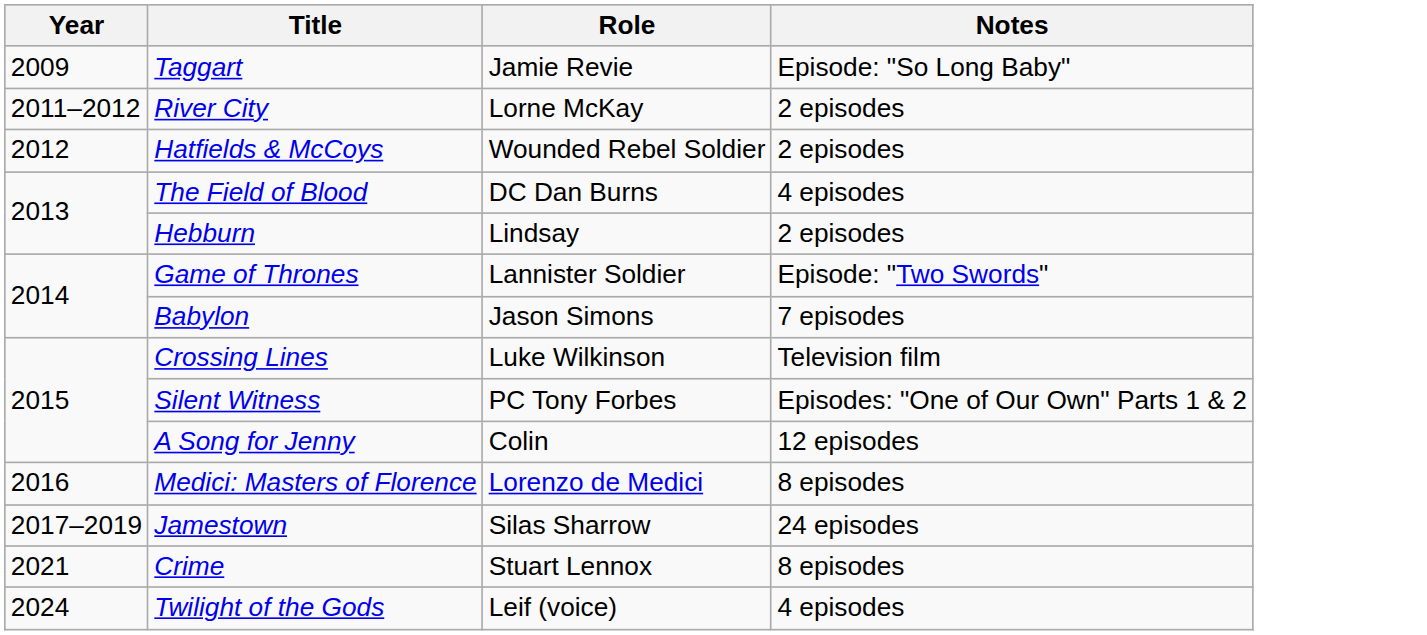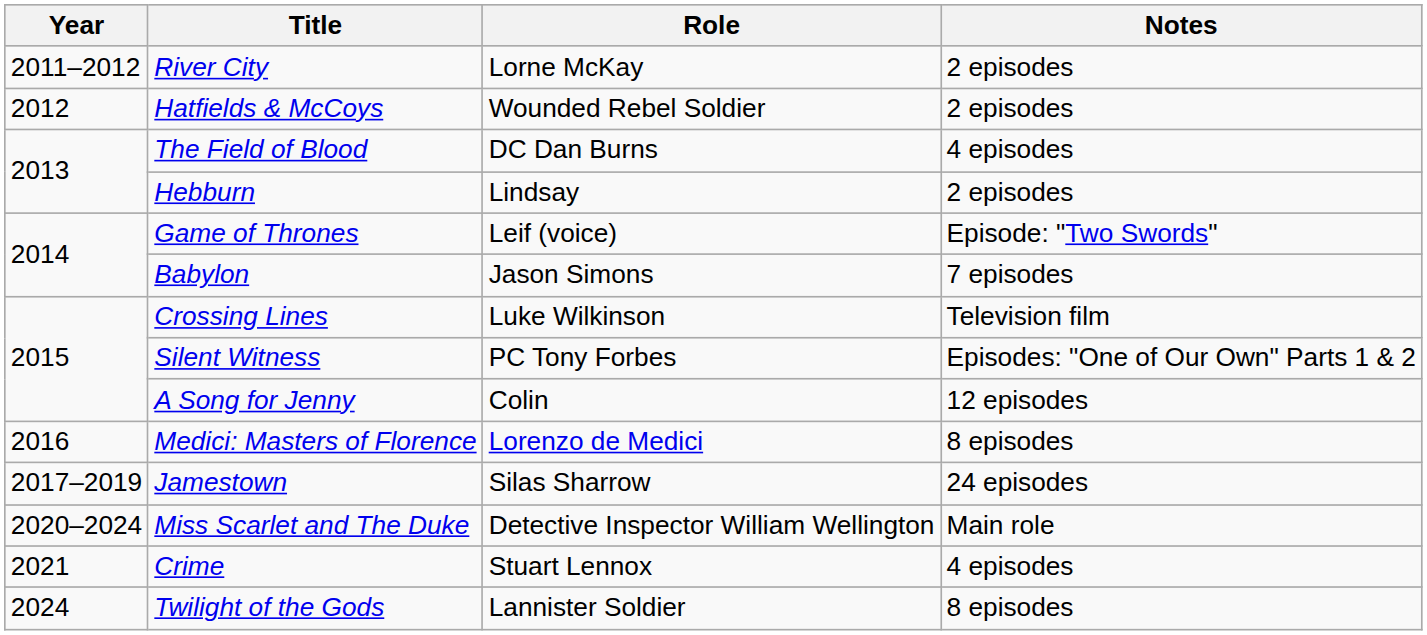- row: (198, 66)
(587, 274) Lannister Soldier -> (553, 233) Leif (voice)
+ row: (312, 524)
(841, 566) 8 episodes -> (1010, 566) 4 episodes
(553, 607) Leif (voice) -> (587, 607) Lannister Soldier
(841, 607) 4 episodes -> (1010, 607) 8 episodes
